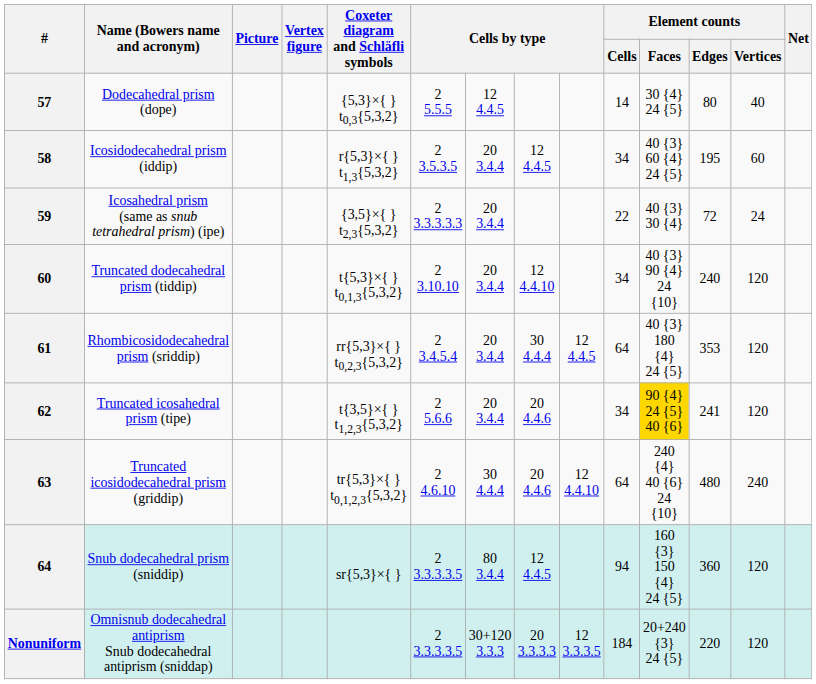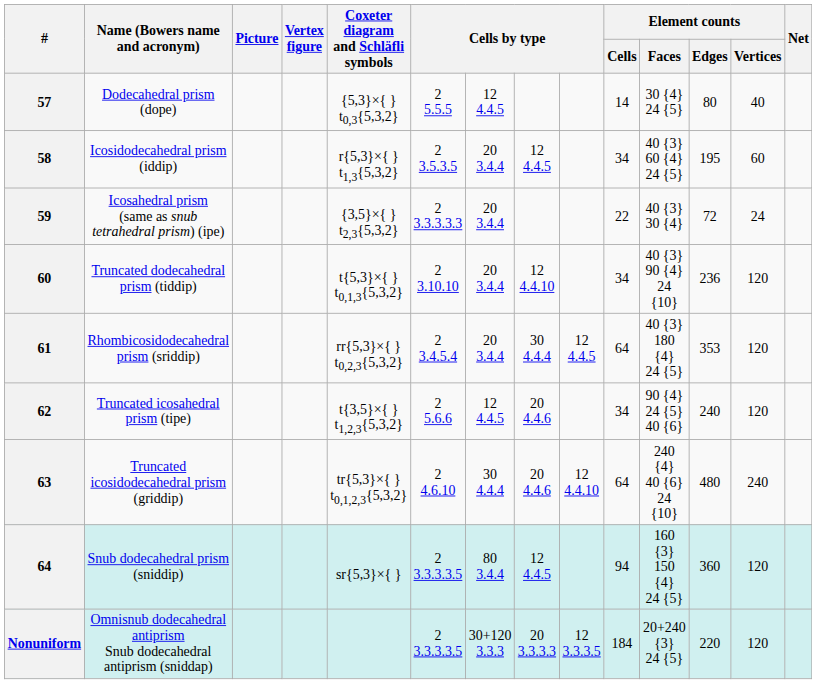(710, 279) 240 -> (710, 279) 236
(490, 411) 20 3.4.4 -> (490, 411) 12 4.4.5
(664, 411) gold background -> (664, 411) no background
(710, 411) 241 -> (710, 411) 240
